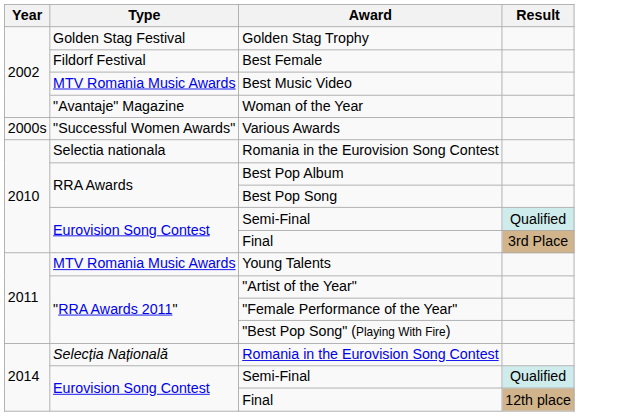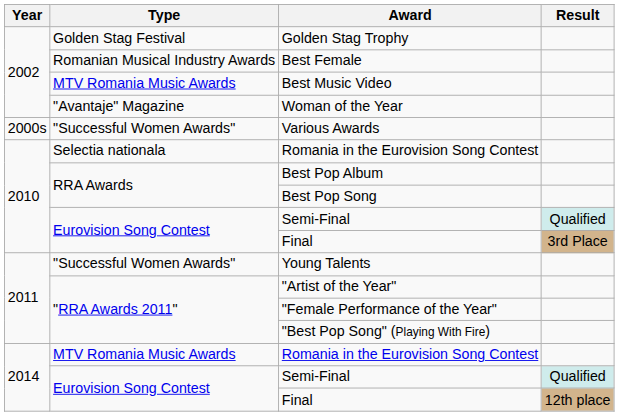(99, 60) Fildorf Festival -> (164, 60) Romanian Musical Industry Awards
(144, 264) MTV Romania Music Awards -> (144, 264) "Successful Women Awards"
(110, 354) Selecția Națională -> (144, 354) MTV Romania Music Awards
